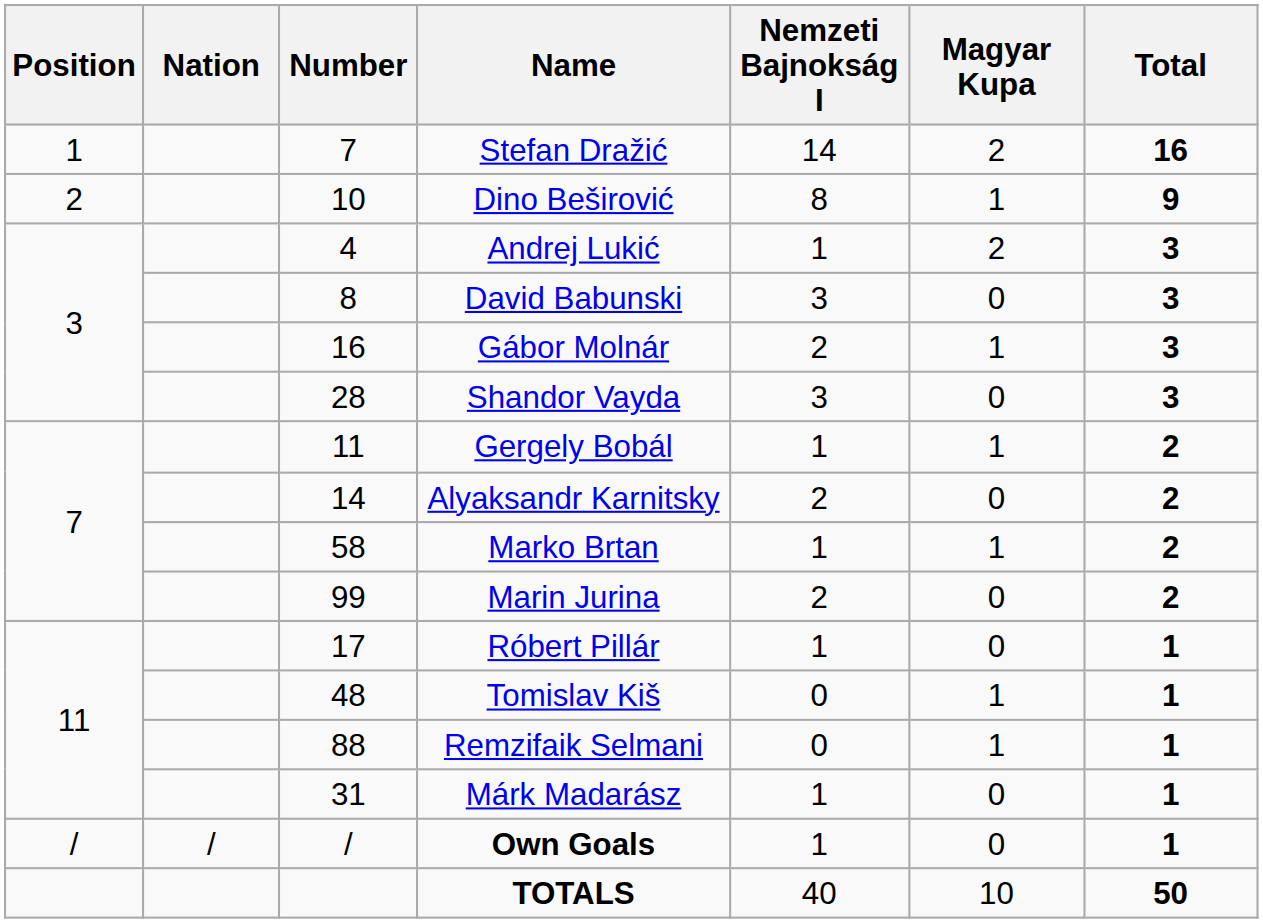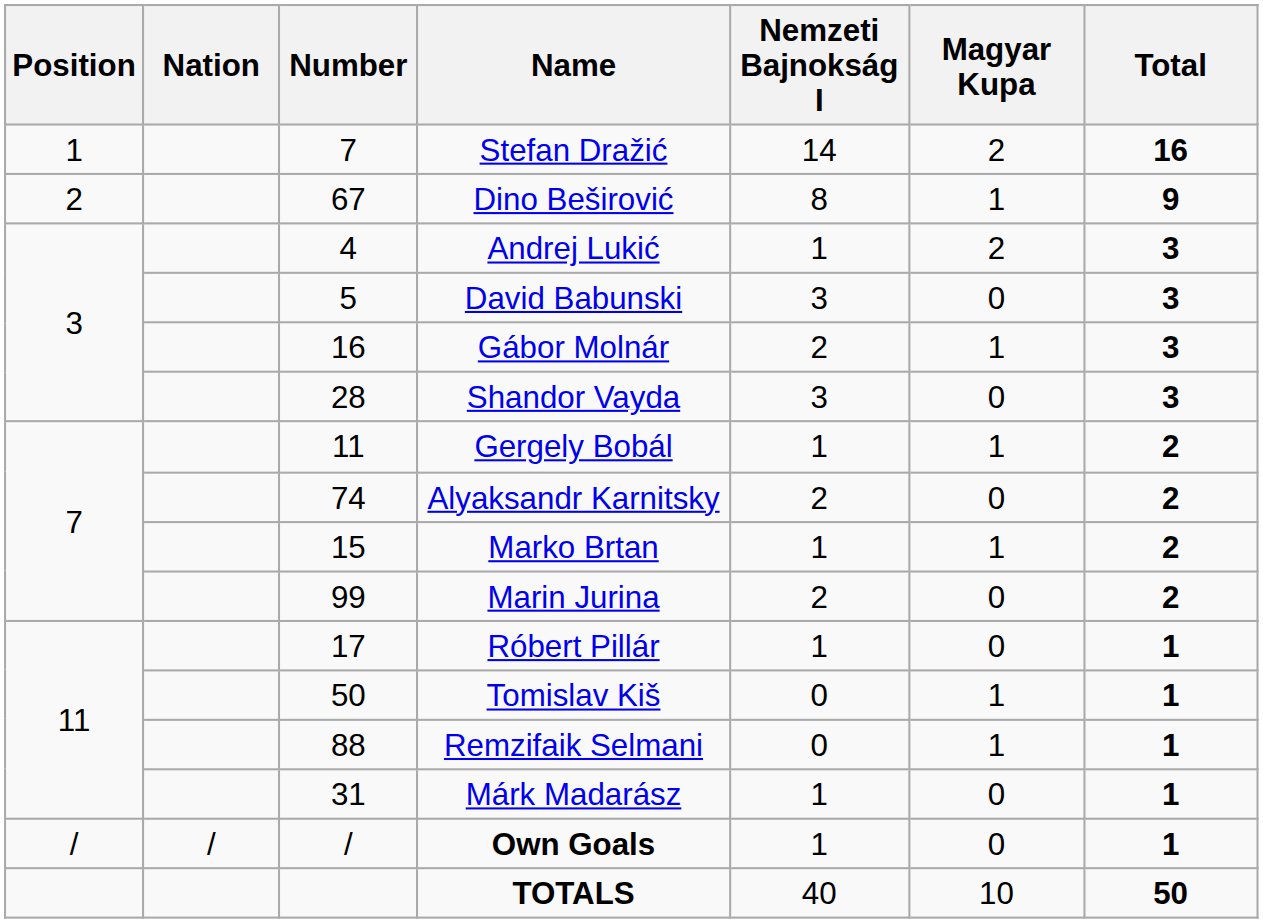(348, 199) 10 -> (348, 199) 67
(348, 298) 8 -> (348, 298) 5
(348, 497) 14 -> (348, 497) 74
(348, 546) 58 -> (348, 546) 15
(348, 695) 48 -> (348, 695) 50
